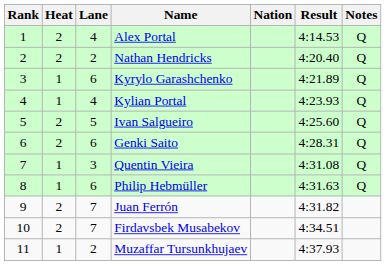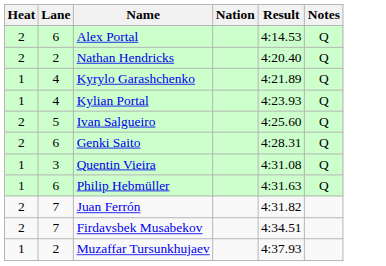- column: (23, 15)
(93, 36) 4 -> (56, 36) 6
(93, 79) 6 -> (56, 79) 4
